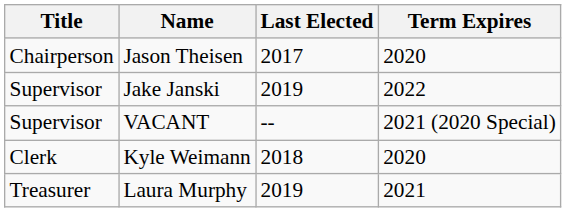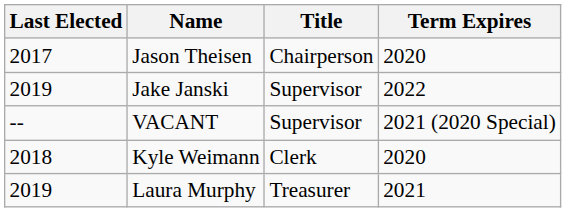columns swapped: (62, 21) <-> (317, 21)
